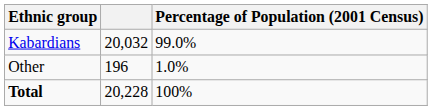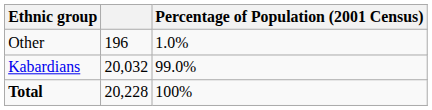rows swapped: (44, 42) <-> (26, 67)
